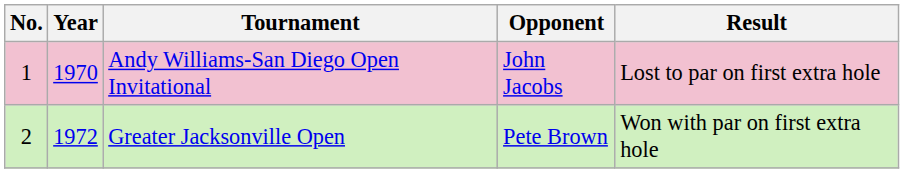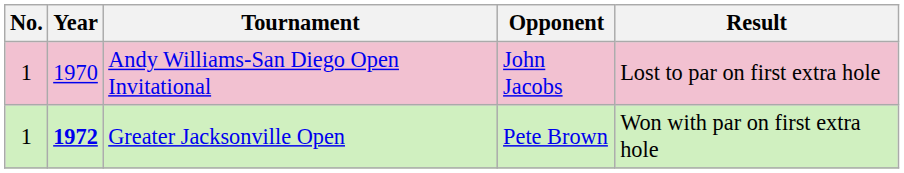(26, 136) 2 -> (26, 136) 1
(76, 136) normal -> (76, 136) bold
